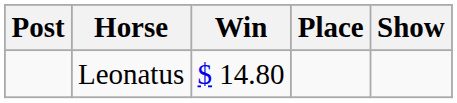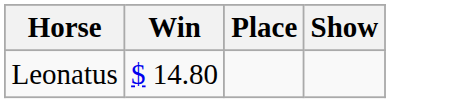- column: (38, 27)
